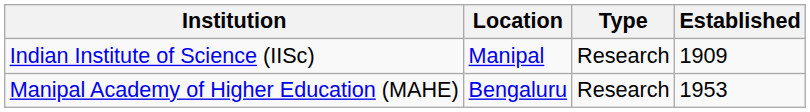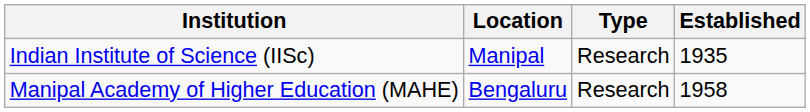(703, 55) 1909 -> (703, 55) 1935
(703, 90) 1953 -> (703, 90) 1958
